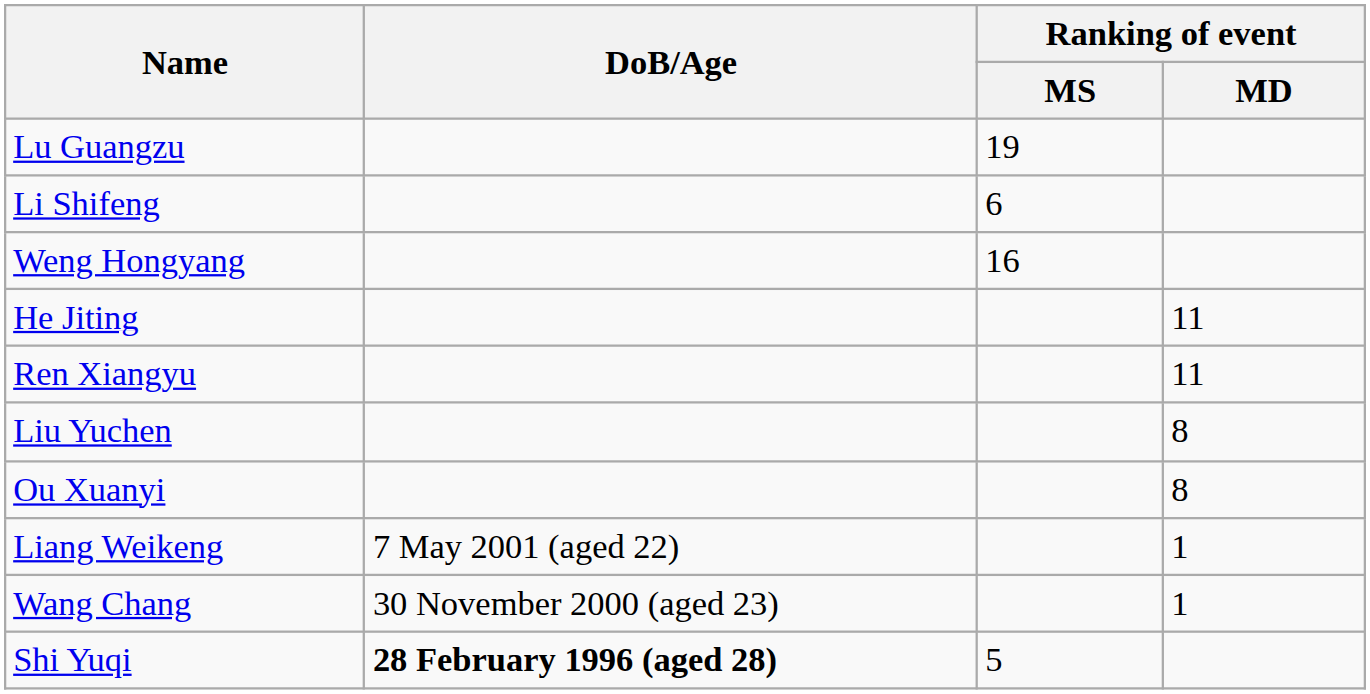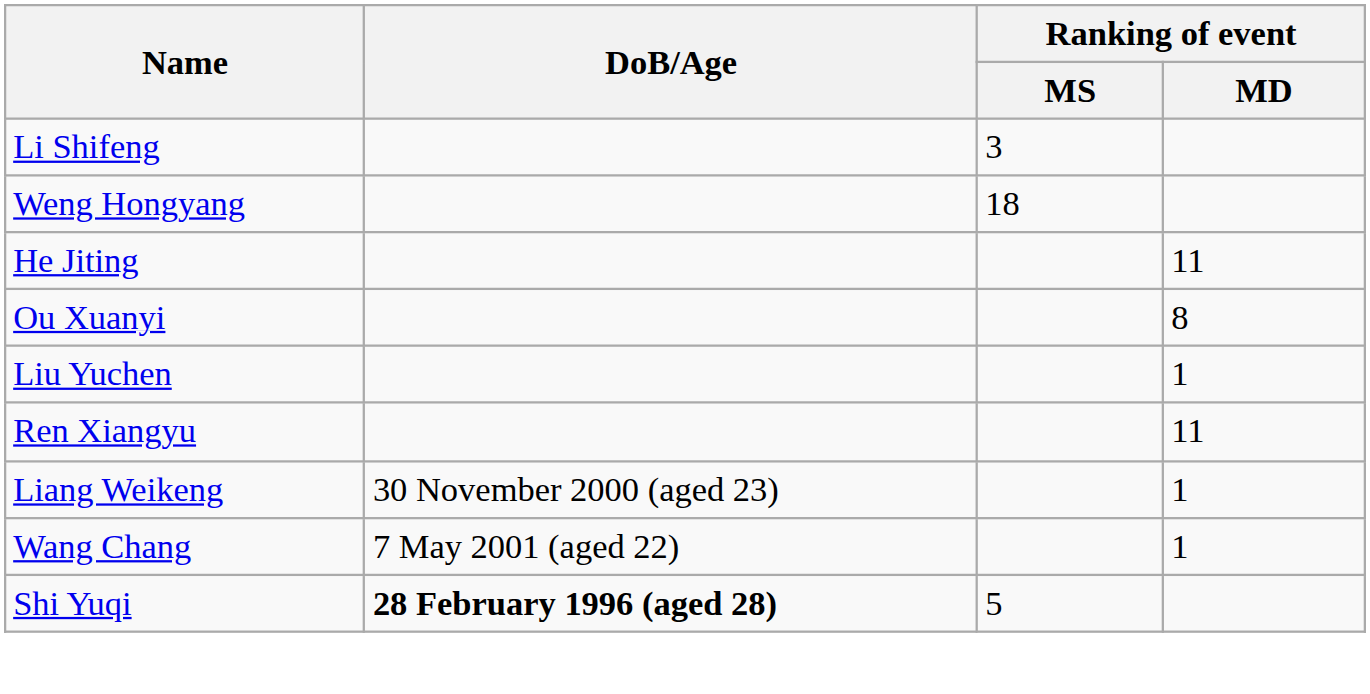- row: (99, 146)
(994, 203) 6 -> (994, 146) 3
(1003, 260) 16 -> (1003, 203) 18
rows swapped: (89, 488) <-> (105, 374)
(1180, 431) 8 -> (1180, 374) 1
(526, 545) 7 May 2001 (aged 22) -> (576, 488) 30 November 2000 (aged 23)
(576, 602) 30 November 2000 (aged 23) -> (526, 545) 7 May 2001 (aged 22)
